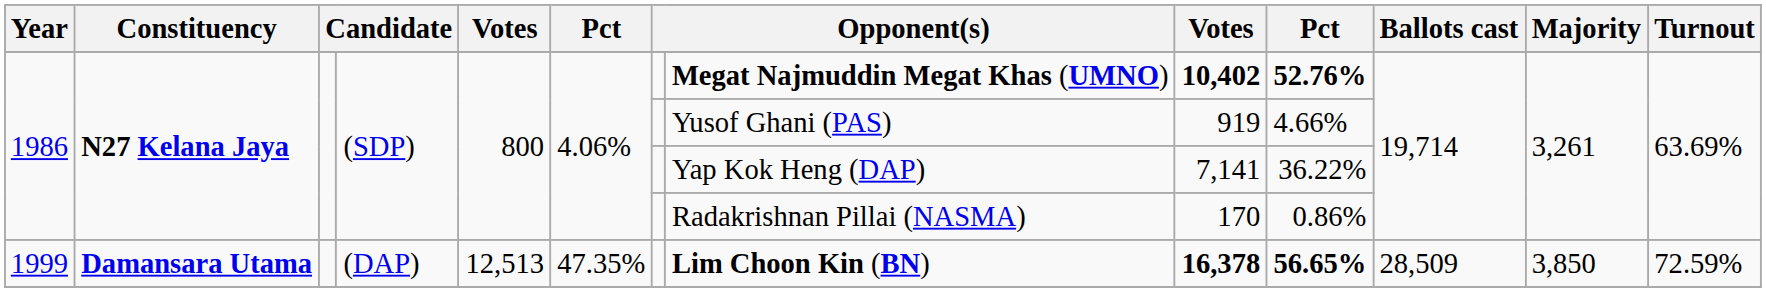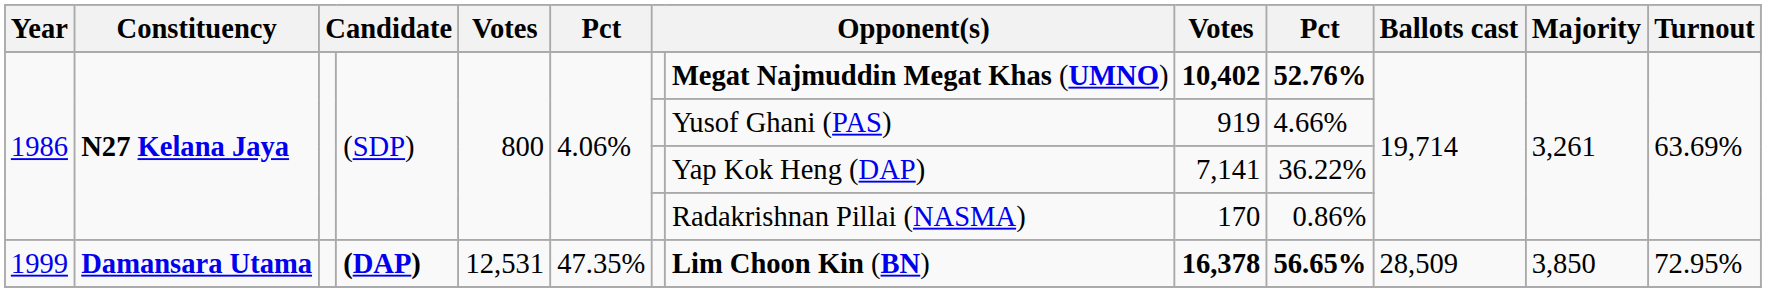(381, 263) normal -> (382, 263) bold
(505, 263) 12,513 -> (505, 263) 12,531
(1698, 263) 72.59% -> (1698, 263) 72.95%
